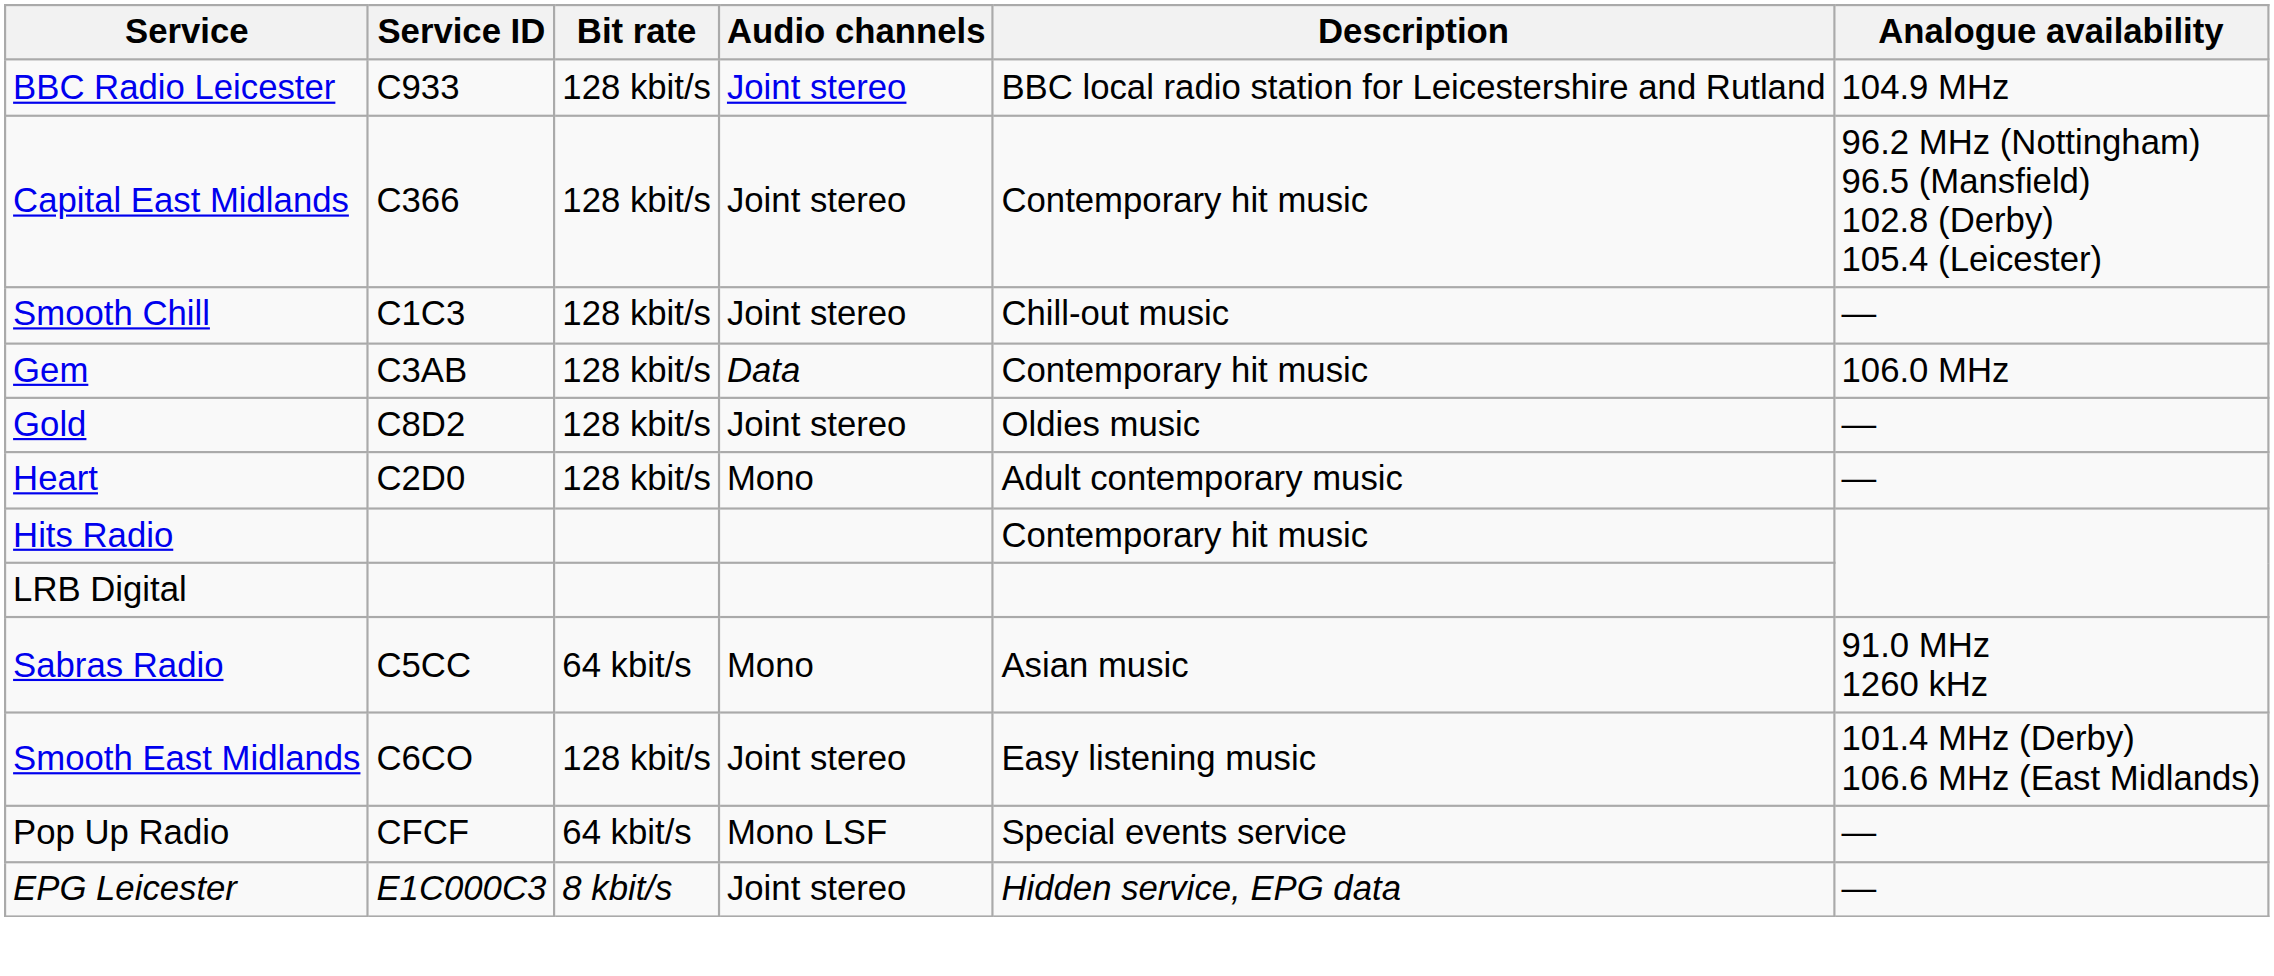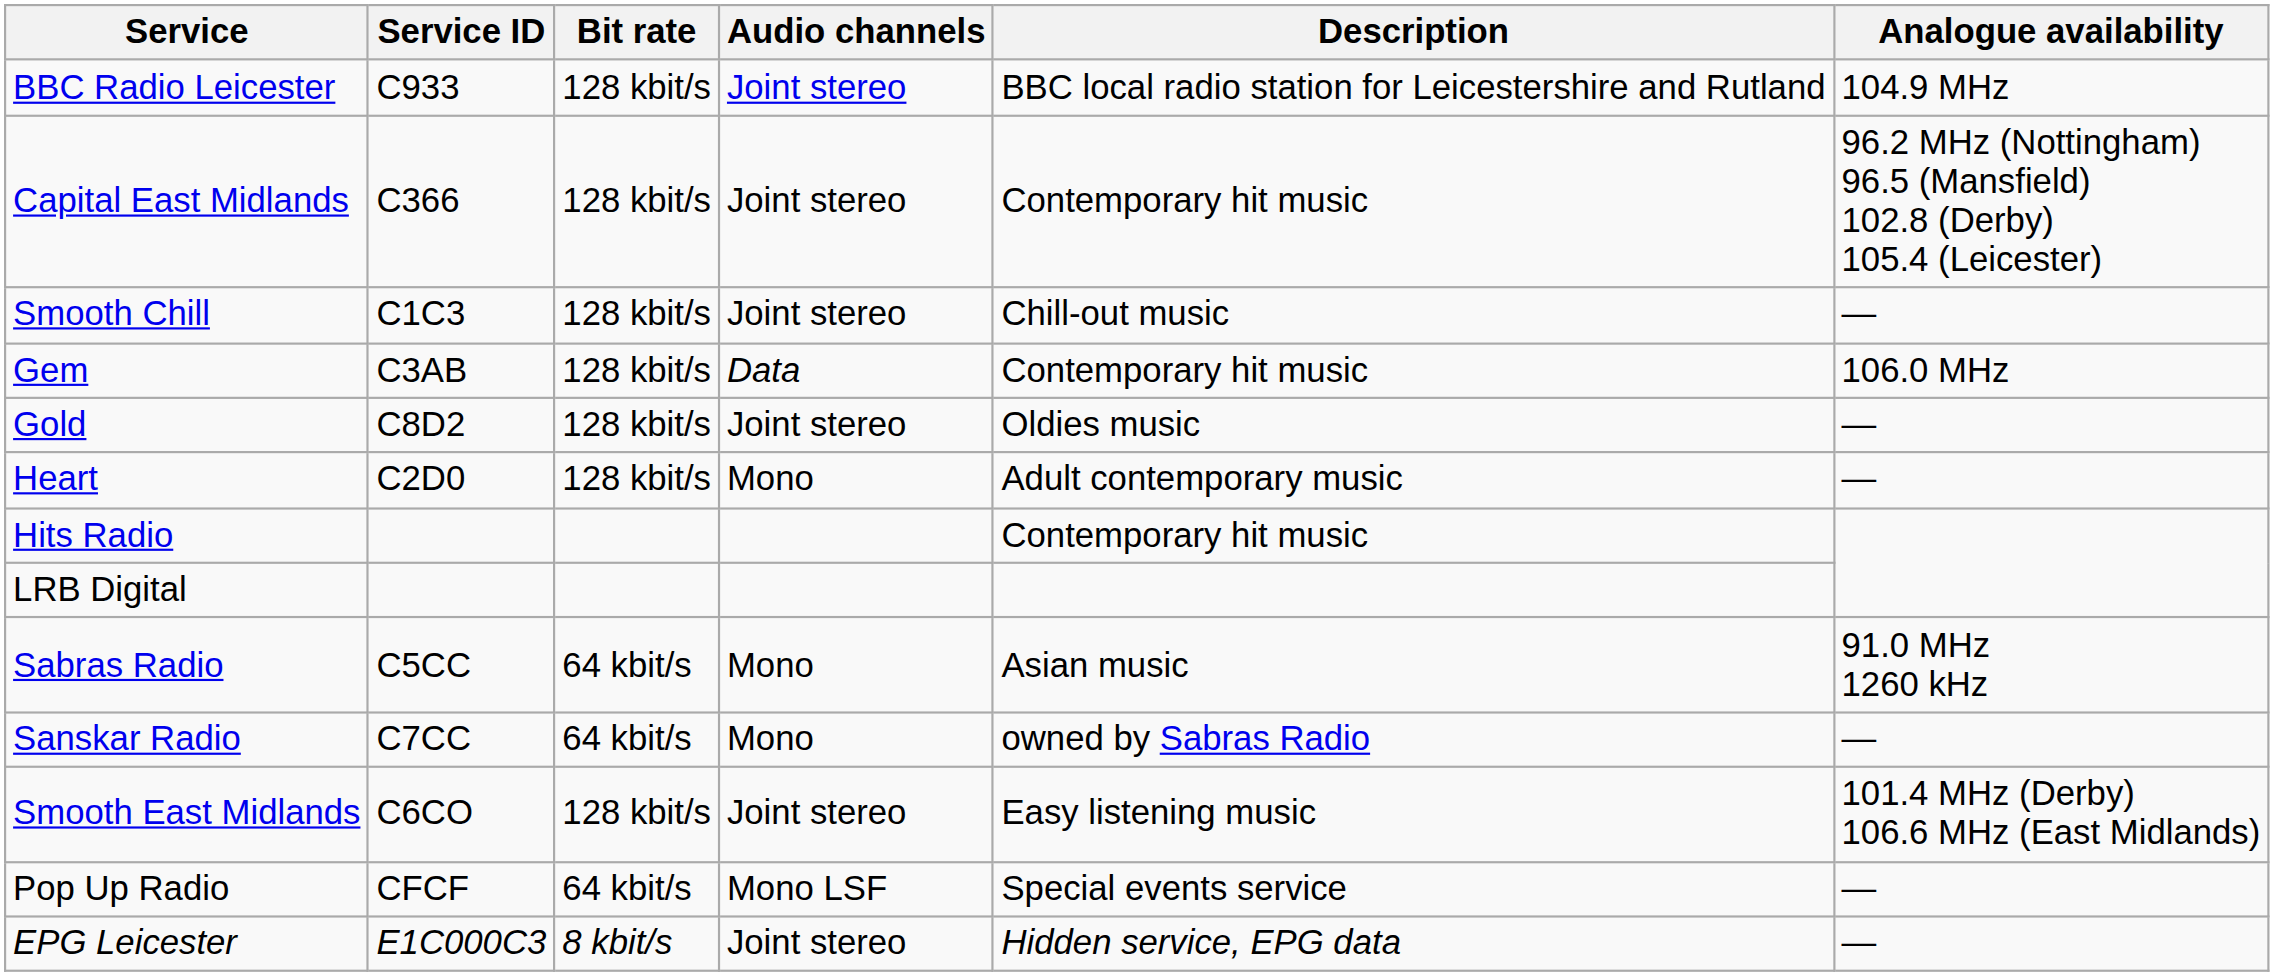+ row: (127, 738)
